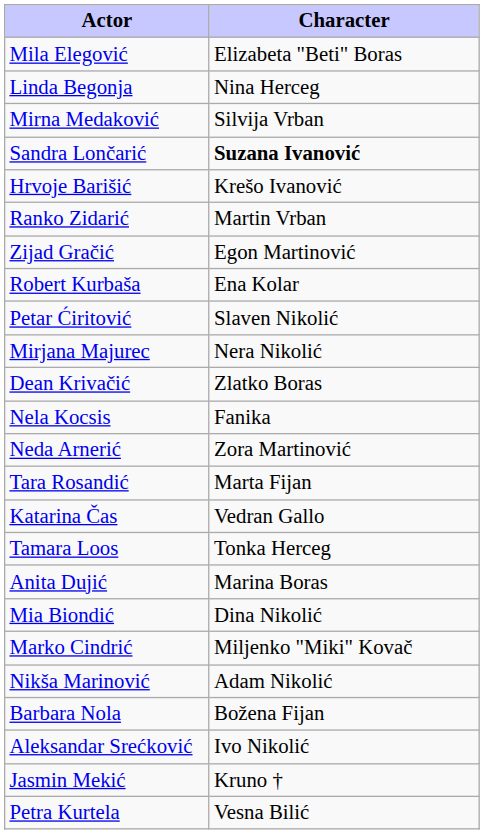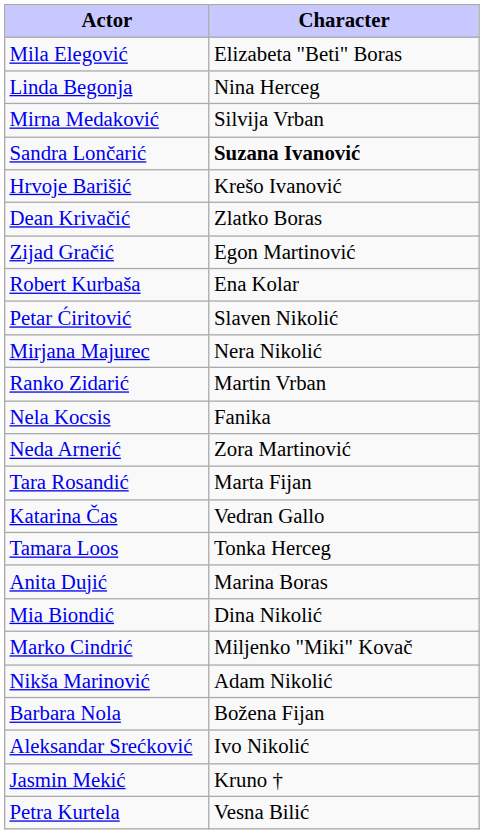rows swapped: (69, 218) <-> (70, 383)
